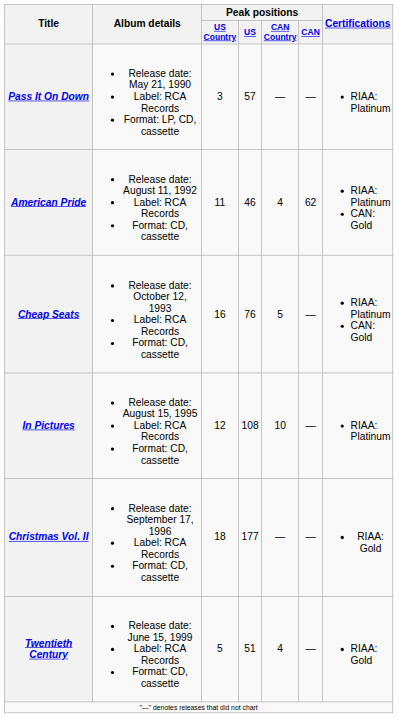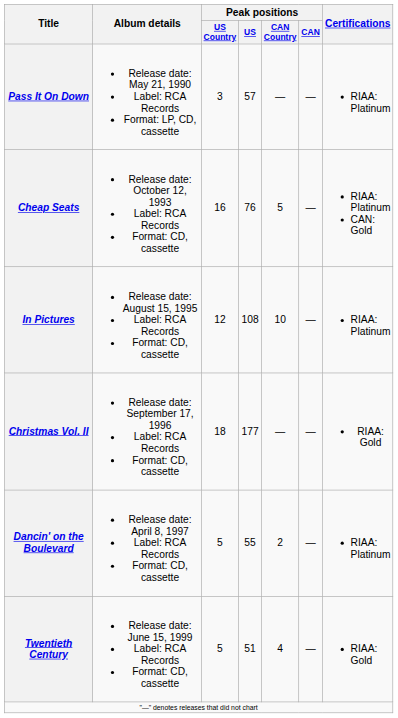- row: (49, 202)
+ row: (49, 543)
